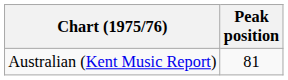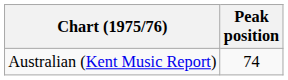(252, 61) 81 -> (252, 61) 74
